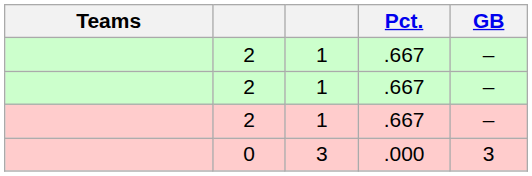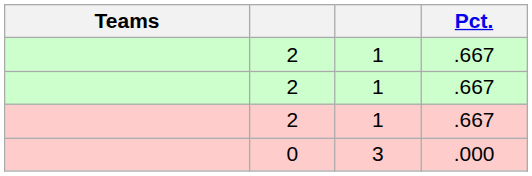- column: (489, 21)
